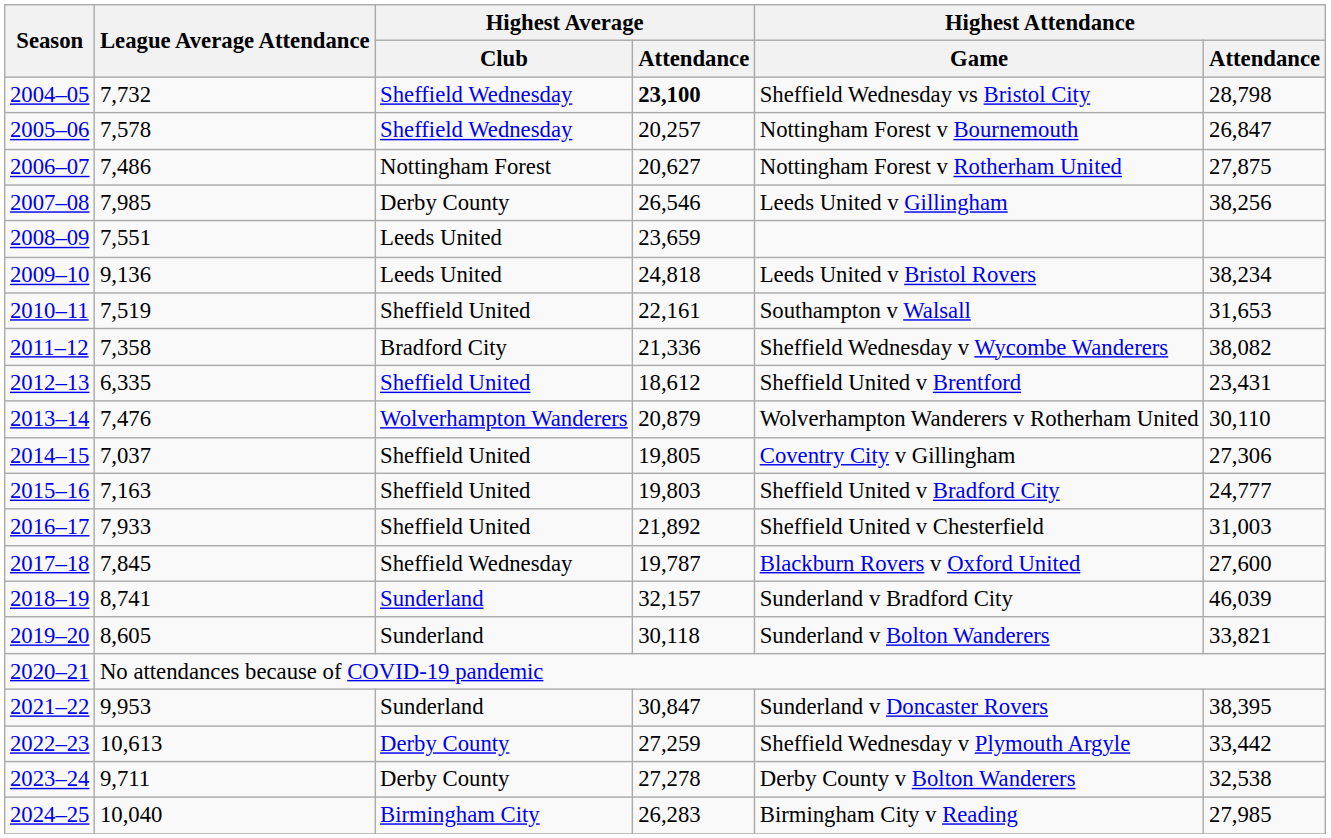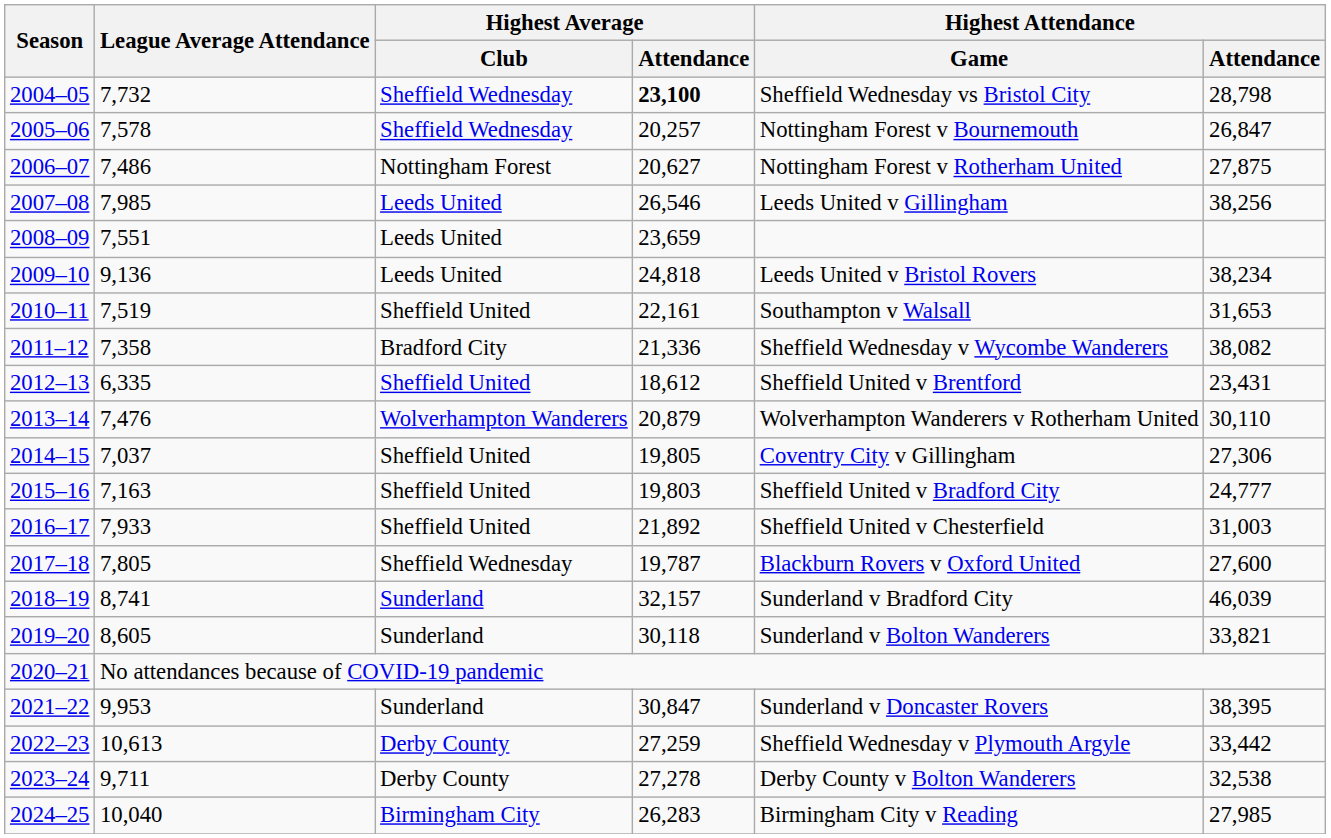(445, 202) Derby County -> (441, 202) Leeds United
(125, 563) 7,845 -> (125, 563) 7,805
